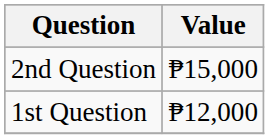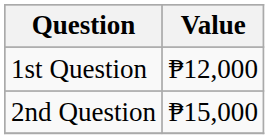rows swapped: (79, 111) <-> (84, 68)
